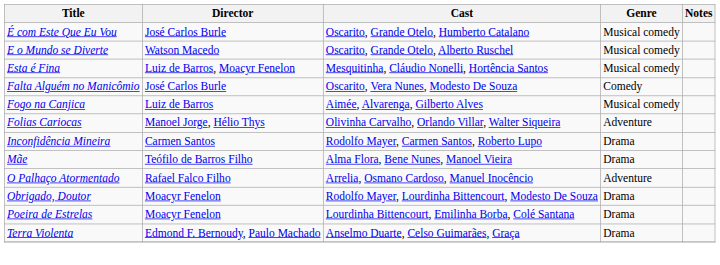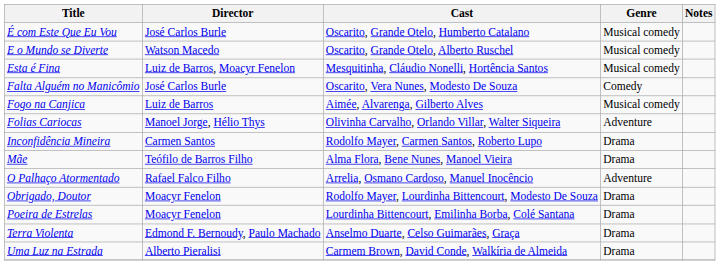+ row: (55, 251)
